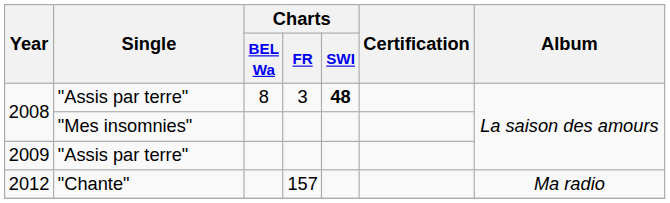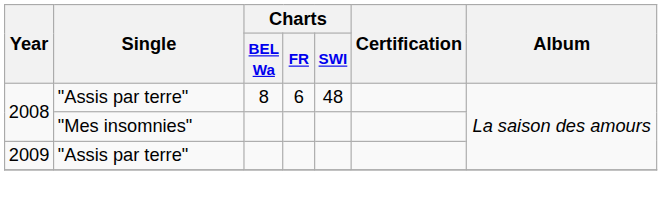(303, 97) 3 -> (299, 97) 6
(341, 97) bold -> (333, 97) normal
- row: (29, 184)
